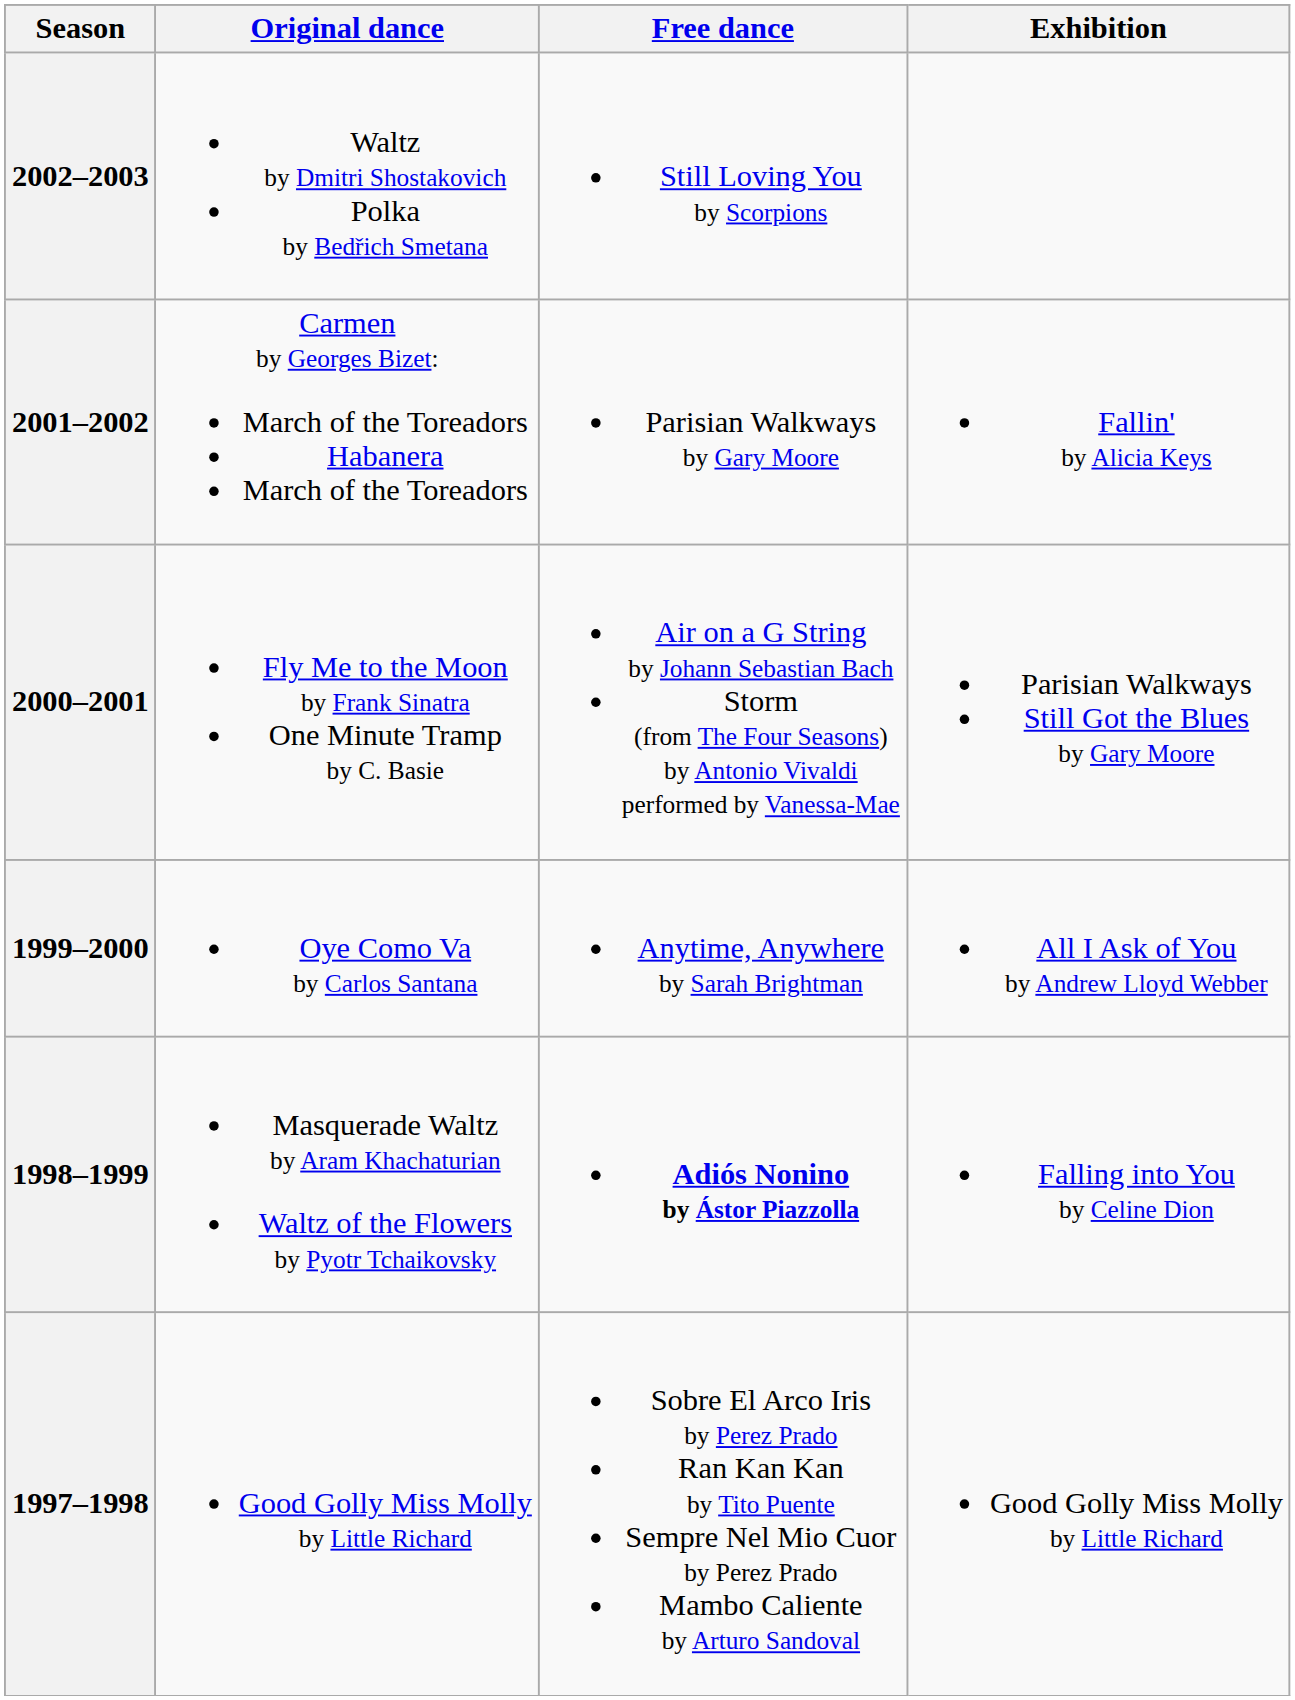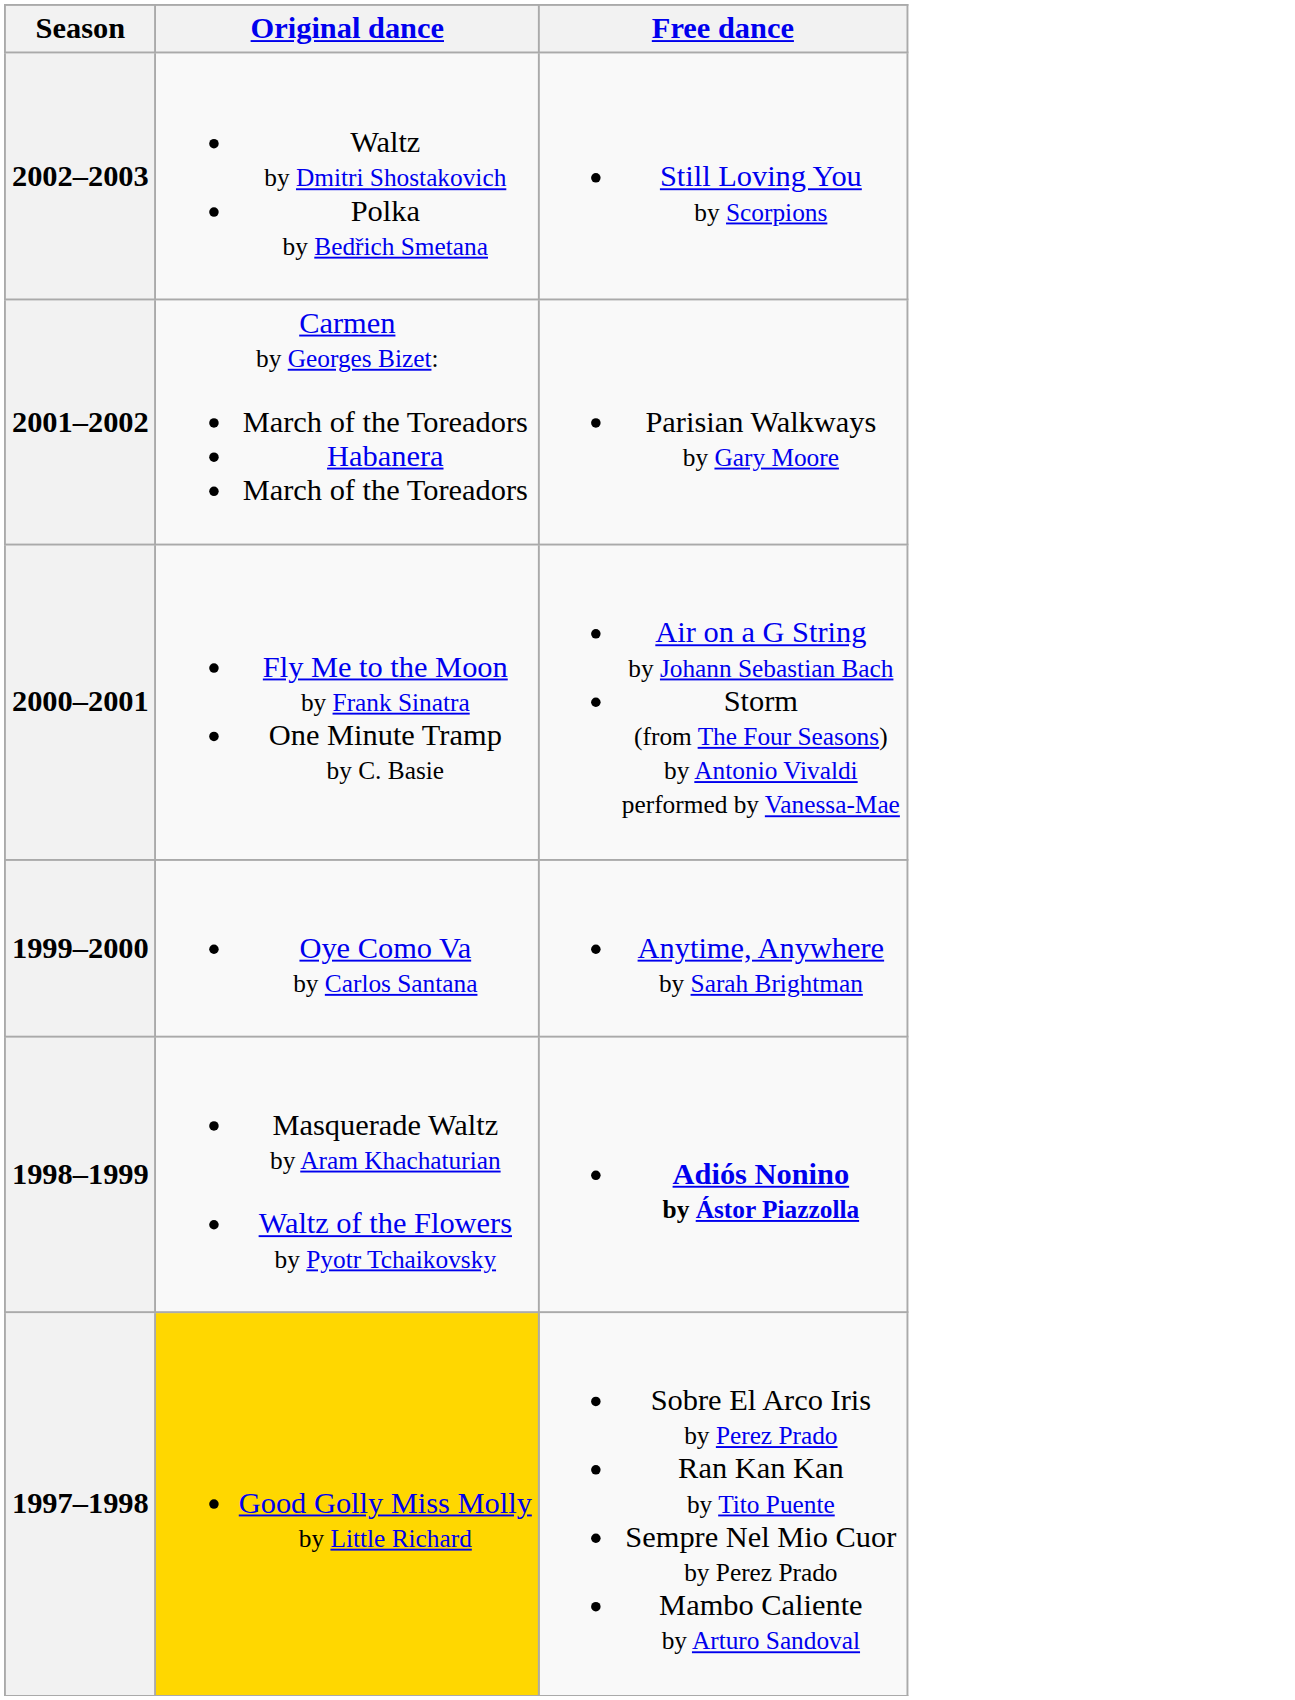- column: (1098, 28)
(347, 1521) no background -> (347, 1521) gold background
